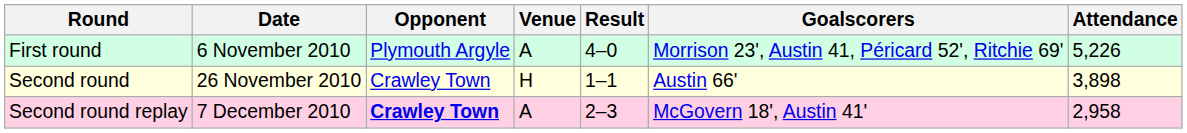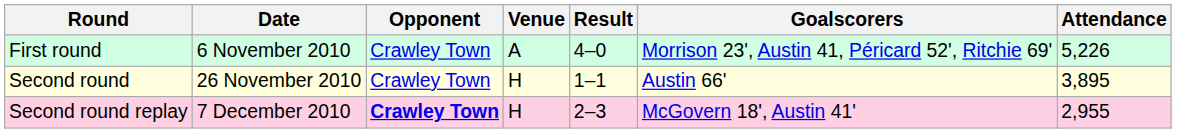(440, 50) Plymouth Argyle -> (430, 50) Crawley Town
(1097, 81) 3,898 -> (1085, 81) 3,895
(526, 111) A -> (515, 111) H
(1097, 111) 2,958 -> (1085, 111) 2,955
